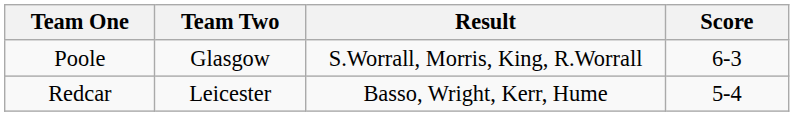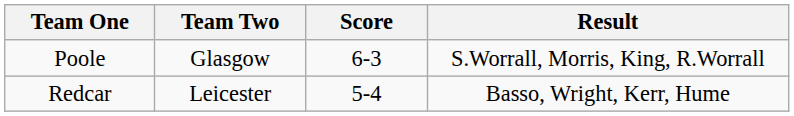columns swapped: (727, 22) <-> (486, 22)
